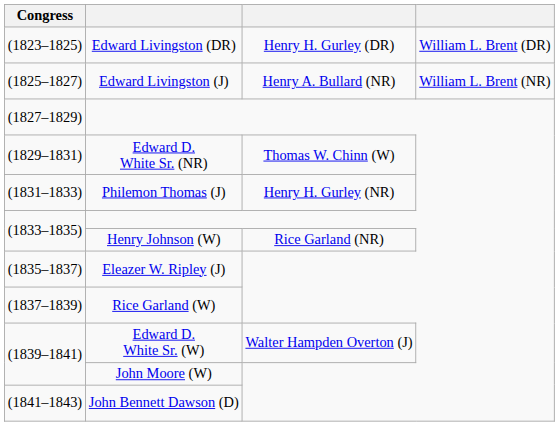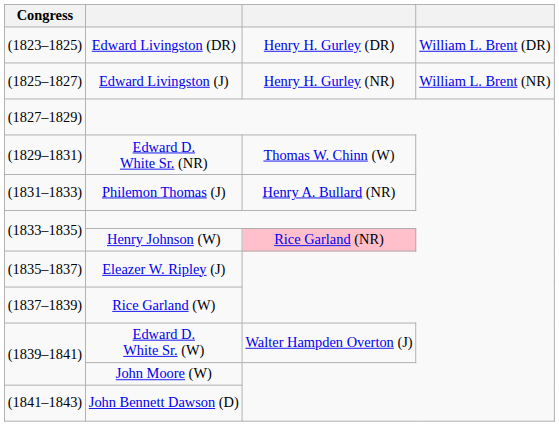(329, 81) Henry A. Bullard (NR) -> (329, 81) Henry H. Gurley (NR)
(329, 192) Henry H. Gurley (NR) -> (329, 192) Henry A. Bullard (NR)
(329, 239) no background -> (329, 239) pink background
